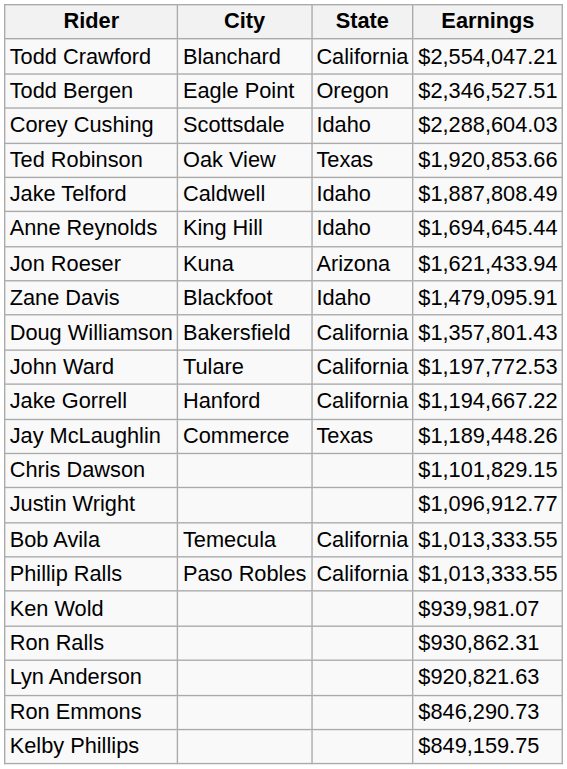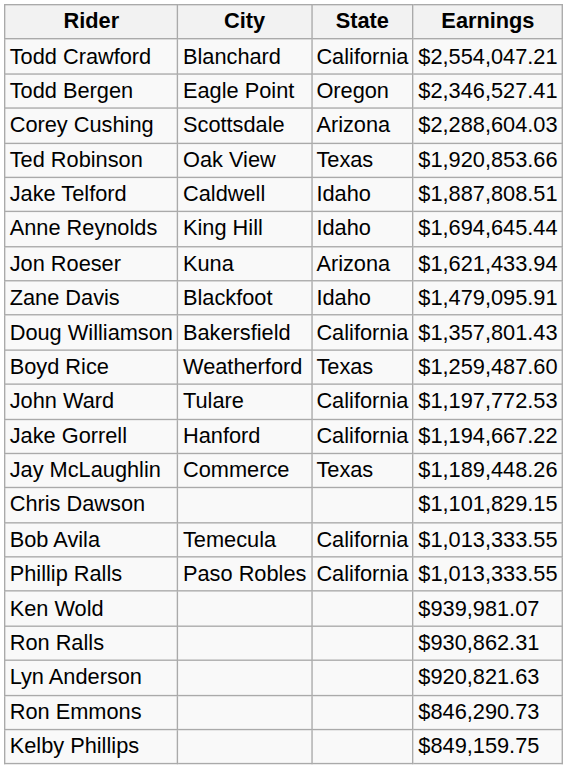(488, 90) $2,346,527.51 -> (488, 90) $2,346,527.41
(344, 125) Idaho -> (353, 125) Arizona
(488, 194) $1,887,808.49 -> (488, 194) $1,887,808.51
+ row: (59, 366)
- row: (72, 504)
